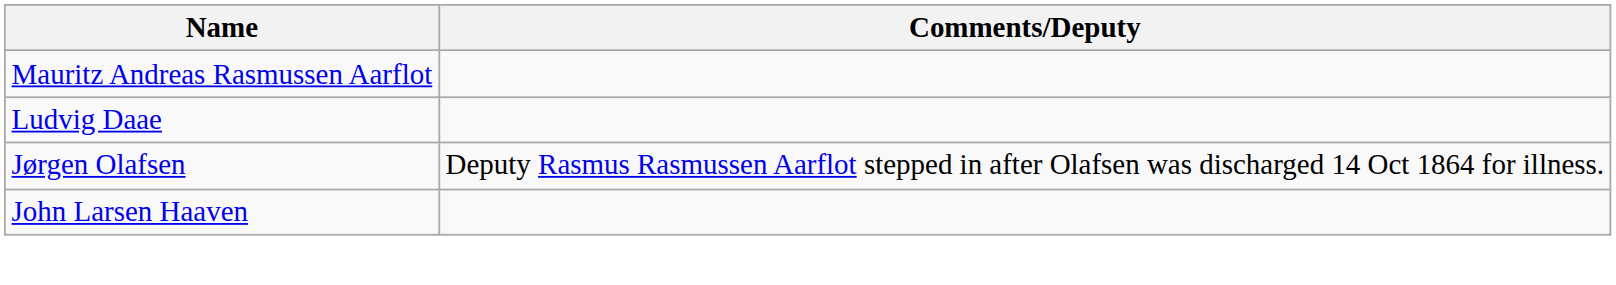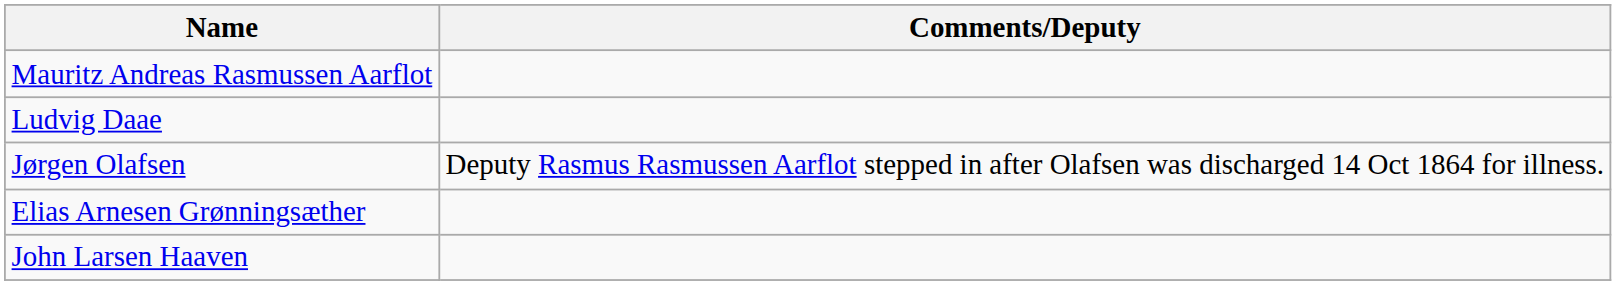+ row: (189, 211)
